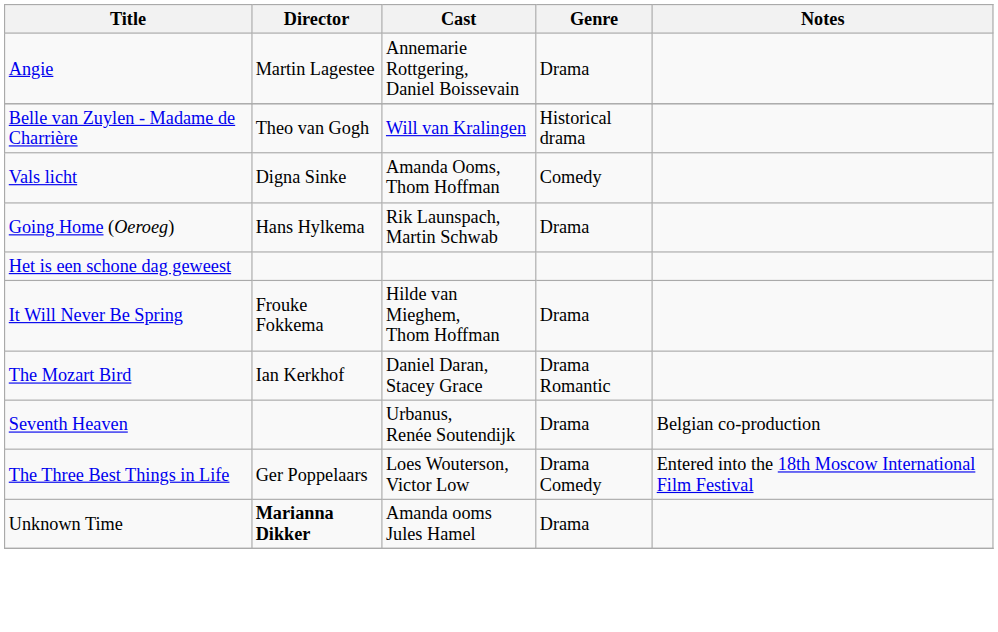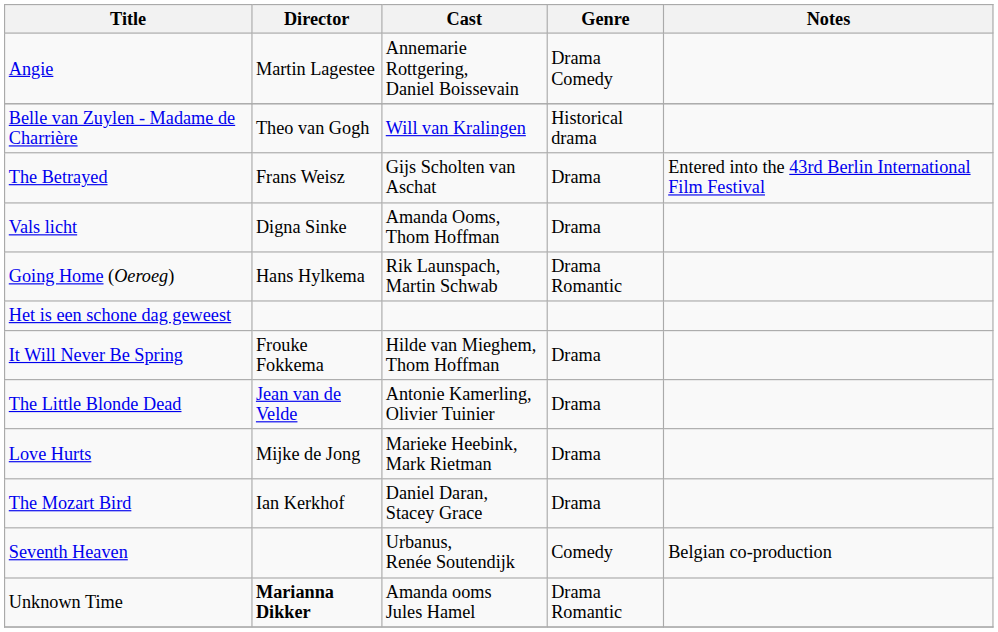(565, 68) Drama -> (582, 68) Drama Comedy
+ row: (58, 177)
(571, 177) Comedy -> (576, 227) Drama
(565, 227) Drama -> (587, 276) Drama Romantic
+ row: (95, 404)
+ row: (50, 453)
(575, 375) Drama Romantic -> (576, 503) Drama
(565, 424) Drama -> (582, 552) Comedy
- row: (119, 474)
(565, 523) Drama -> (587, 602) Drama Romantic
